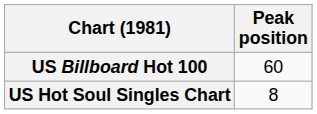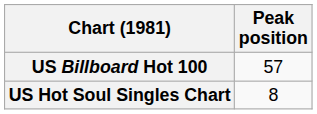(273, 66) 60 -> (273, 66) 57
